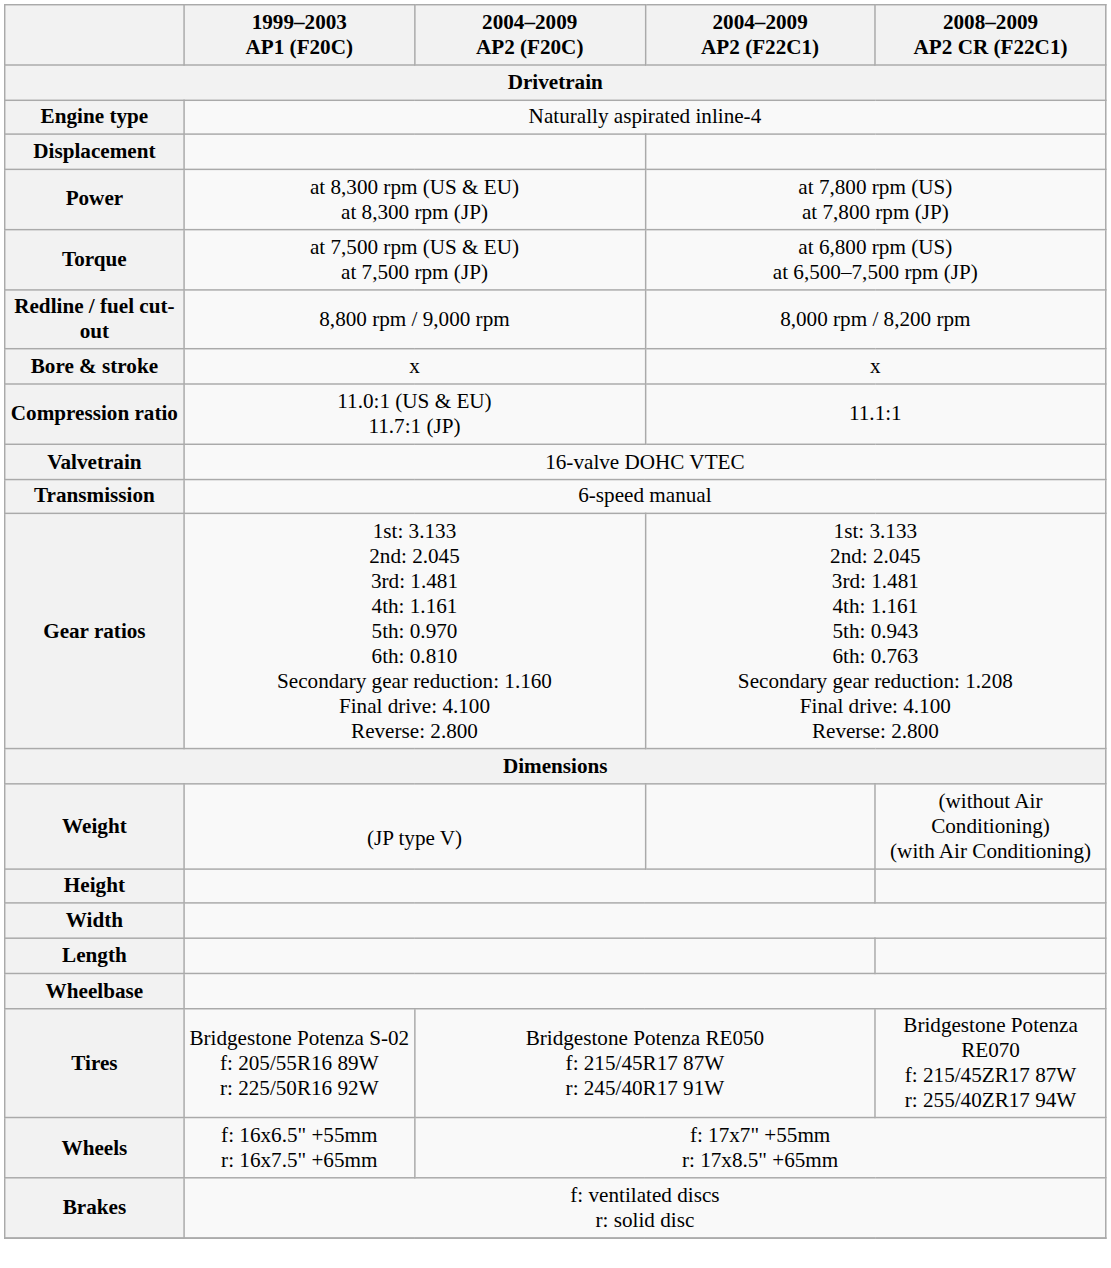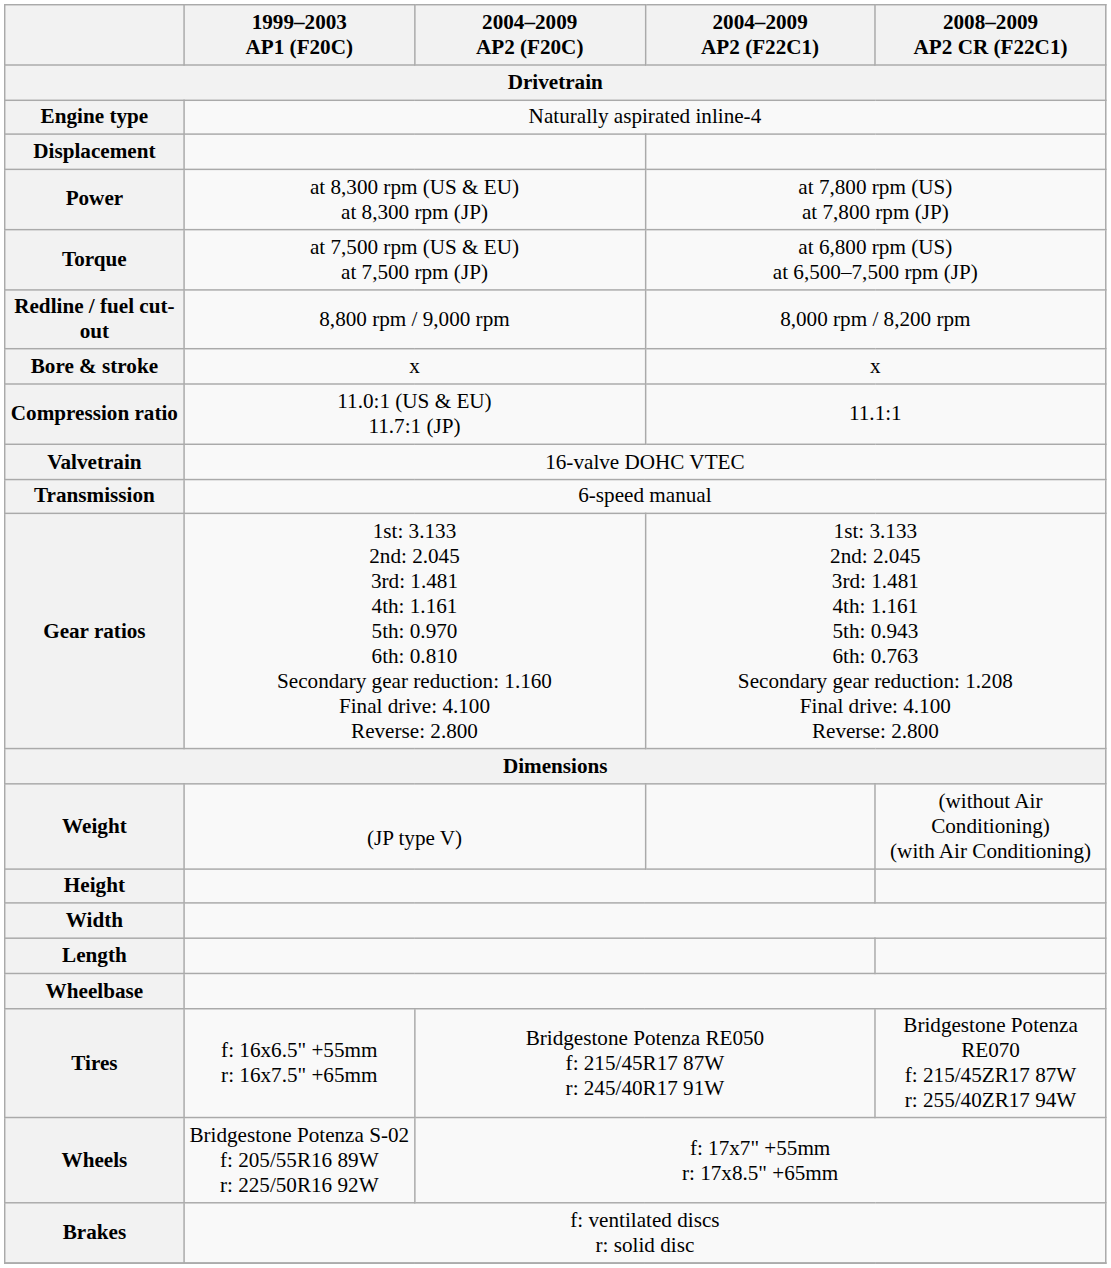(299, 1063) Bridgestone Potenza S-02 f: 205/55R16 89W r: 225/50R16 92W -> (299, 1063) f: 16x6.5" +55mm r: 16x7.5" +65mm
(299, 1147) f: 16x6.5" +55mm r: 16x7.5" +65mm -> (299, 1160) Bridgestone Potenza S-02 f: 205/55R16 89W r: 225/50R16 92W
